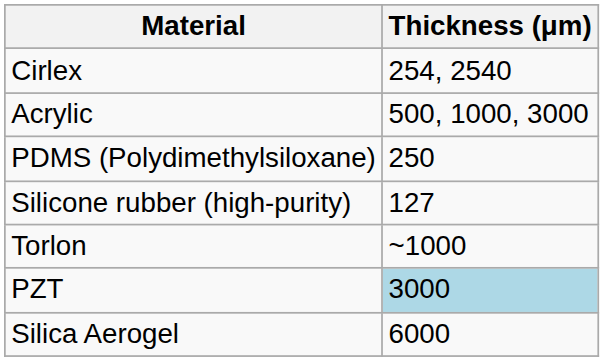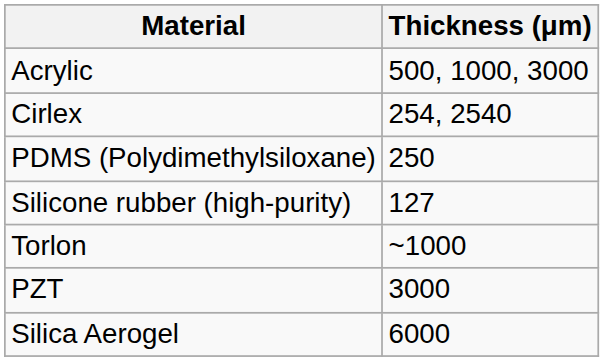rows swapped: (52, 114) <-> (47, 70)
(419, 289) lightblue background -> (419, 289) no background
